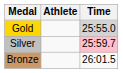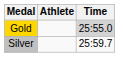(99, 44) pink background -> (95, 44) no background
- row: (23, 60)
